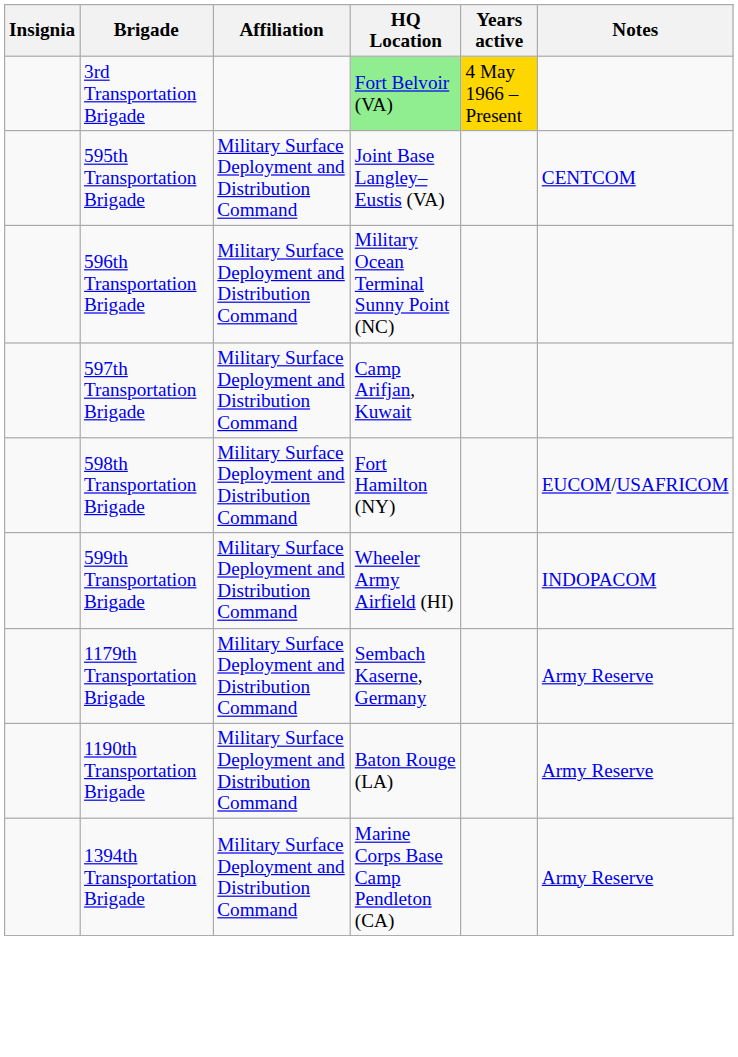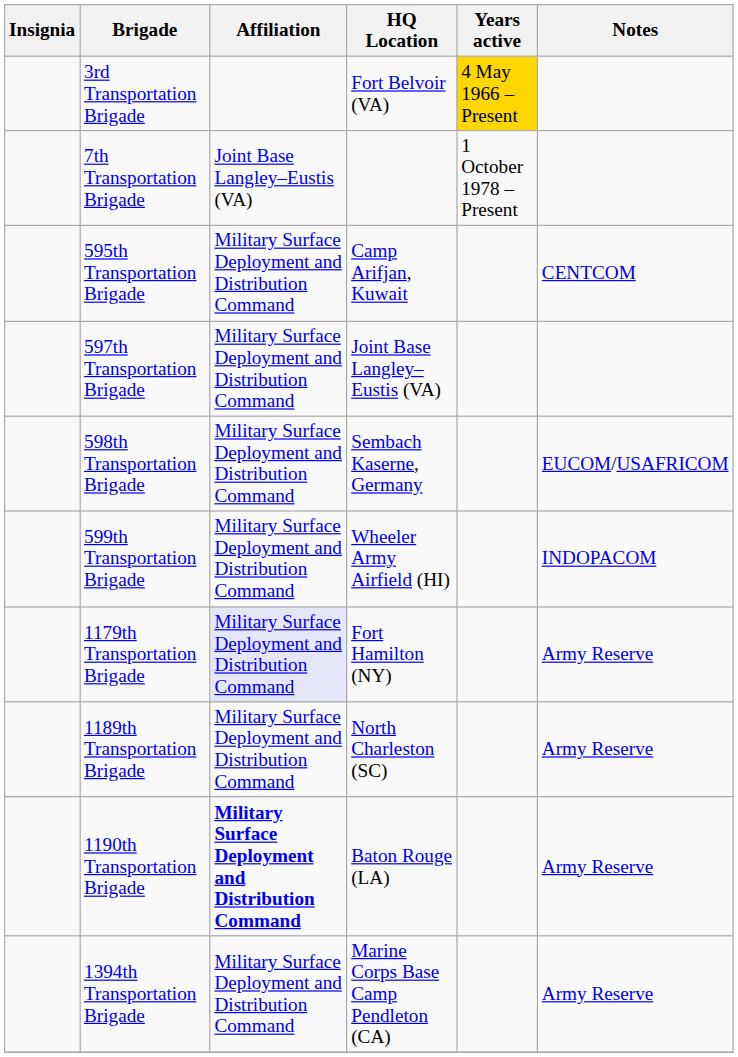(402, 93) lightgreen background -> (398, 93) no background
+ row: (140, 177)
(400, 177) Joint Base Langley–Eustis (VA) -> (381, 273) Camp Arifjan, Kuwait
- row: (140, 283)
(385, 389) Camp Arifjan, Kuwait -> (396, 368) Joint Base Langley–Eustis (VA)
(391, 485) Fort Hamilton (NY) -> (387, 463) Sembach Kaserne, Germany
(281, 675) no background -> (278, 654) lavender background
(391, 675) Sembach Kaserne, Germany -> (387, 654) Fort Hamilton (NY)
+ row: (140, 749)
(281, 770) normal -> (265, 866) bold
